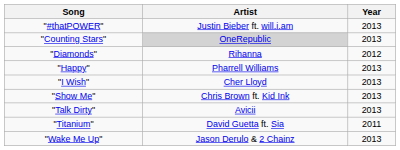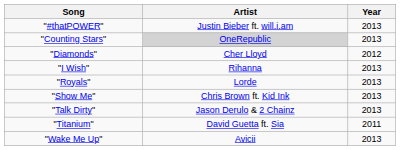(245, 54) Rihanna -> (245, 54) Cher Lloyd
- row: (74, 68)
(245, 82) Cher Lloyd -> (245, 68) Rihanna
+ row: (74, 82)
(245, 110) Avicii -> (245, 110) Jason Derulo & 2 Chainz
(245, 139) Jason Derulo & 2 Chainz -> (245, 139) Avicii
